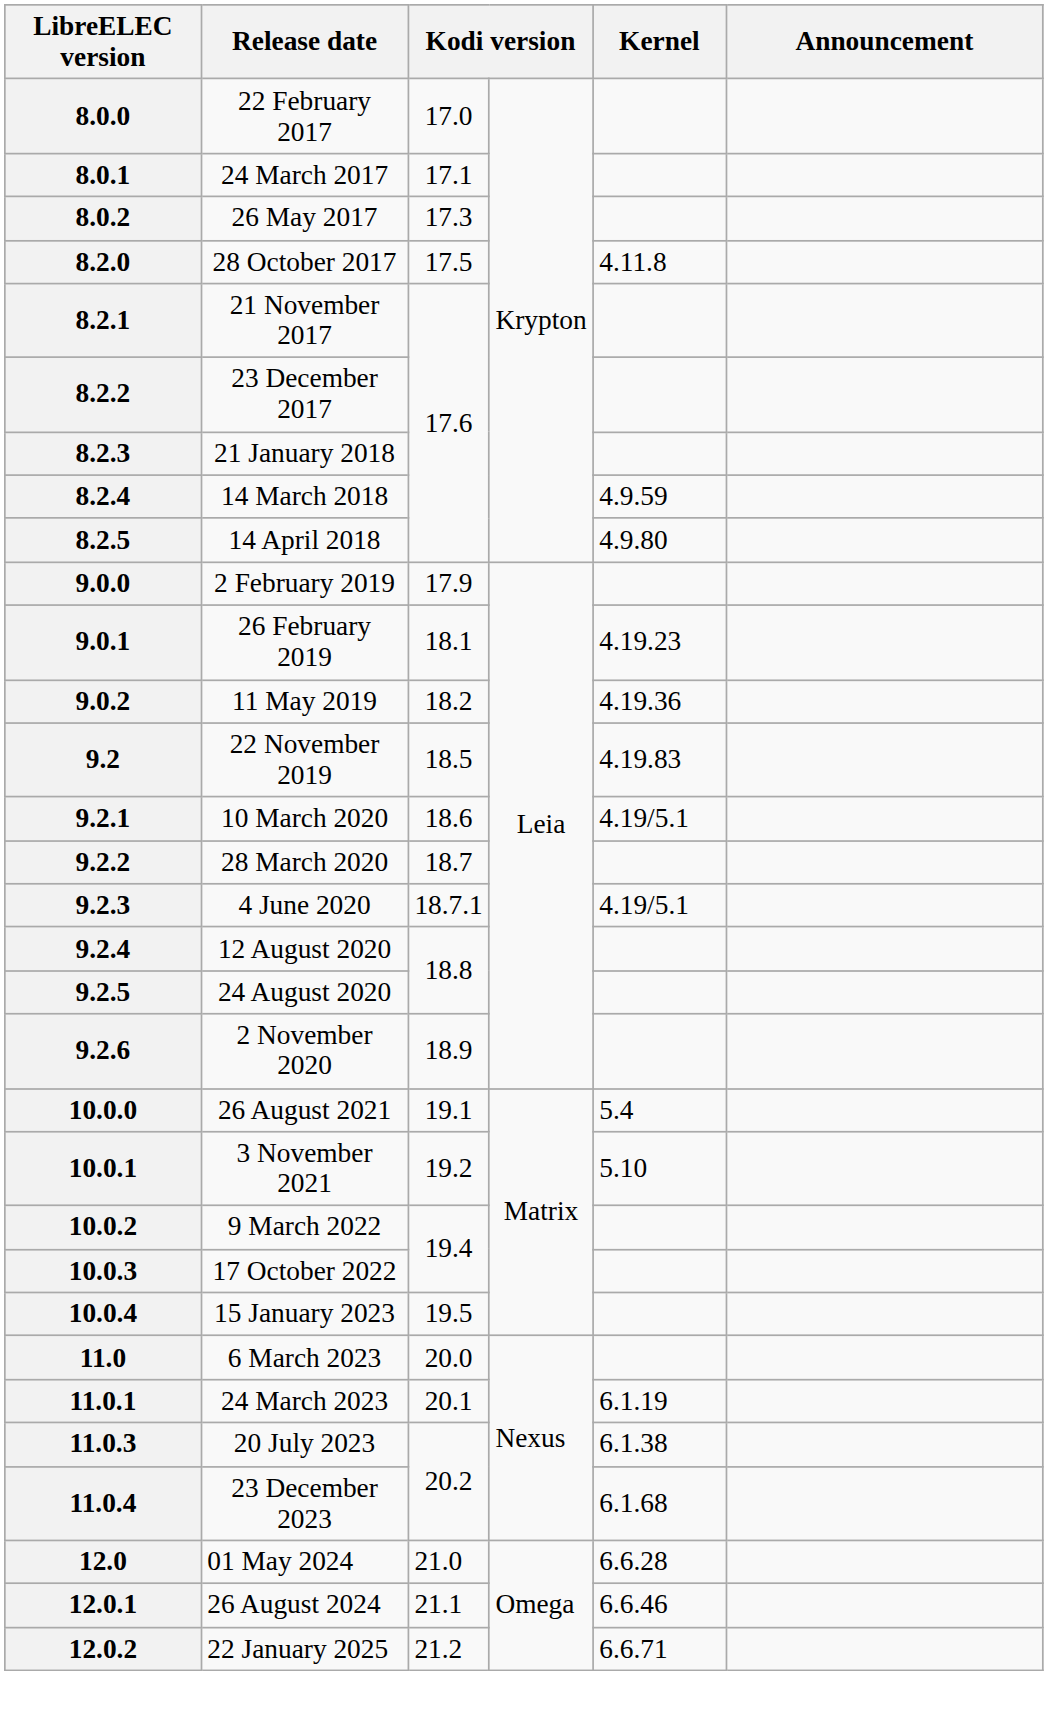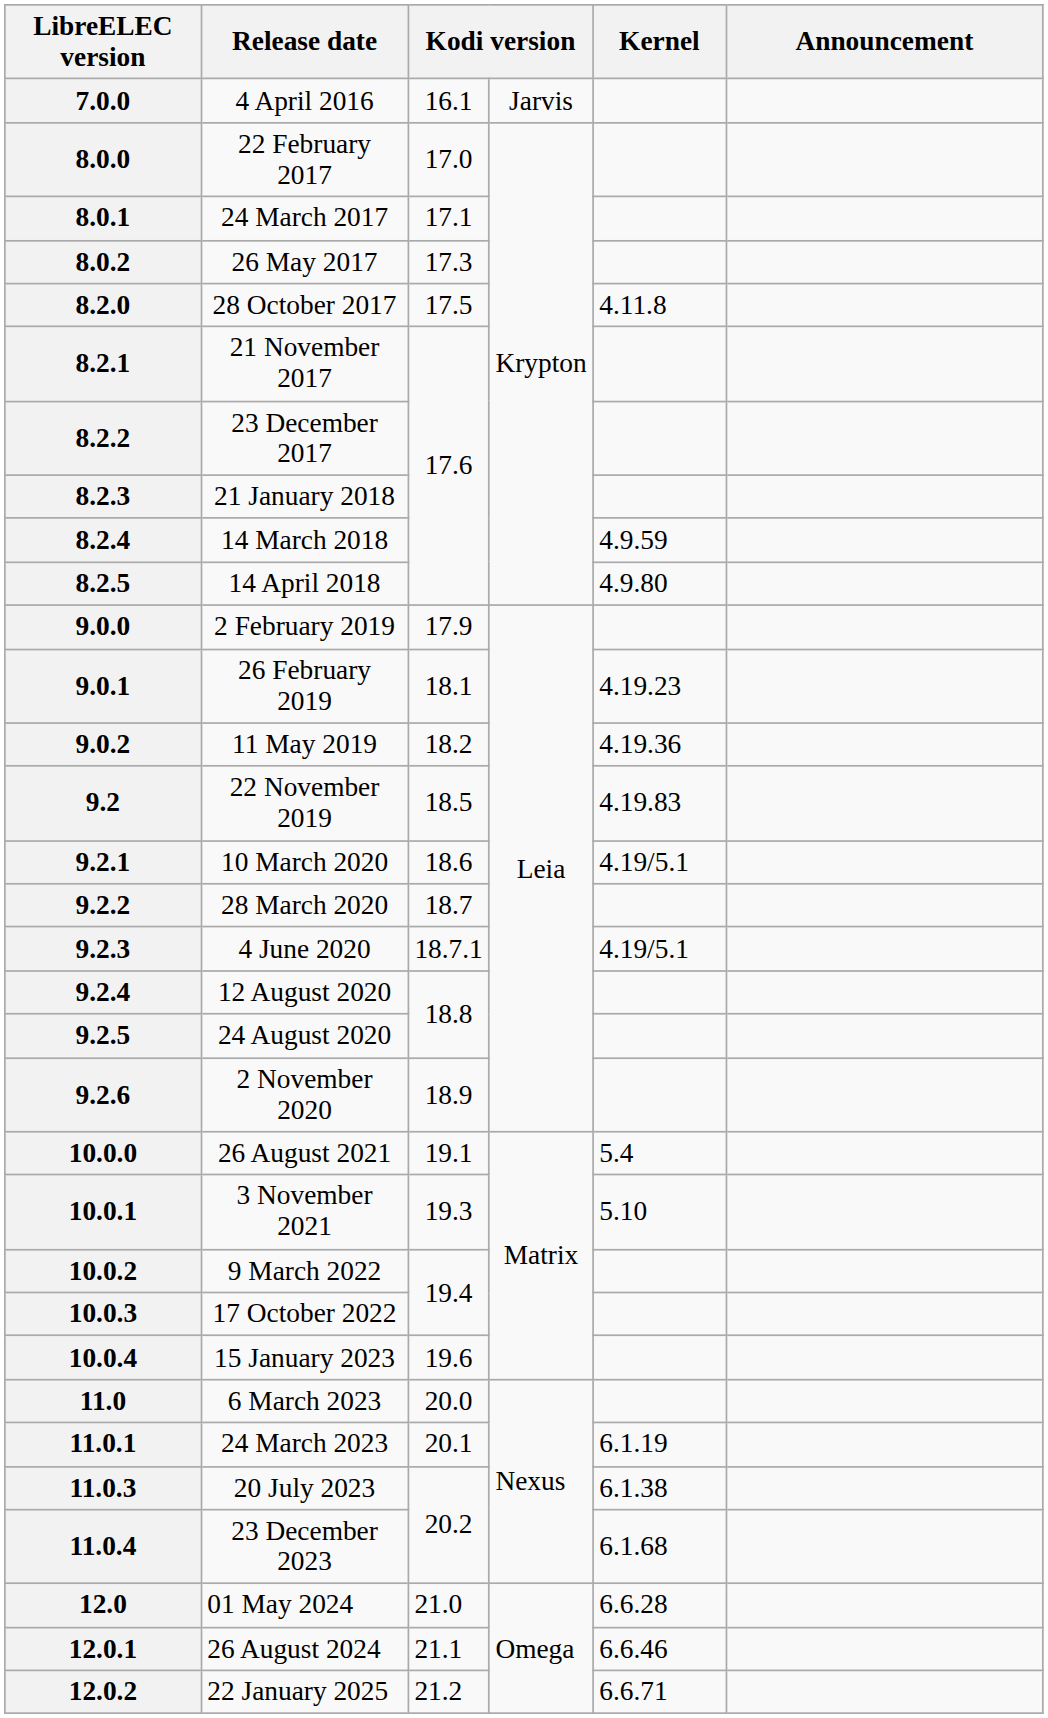+ row: (103, 100)
(449, 1168) 19.2 -> (449, 1211) 19.3
(449, 1313) 19.5 -> (449, 1357) 19.6
